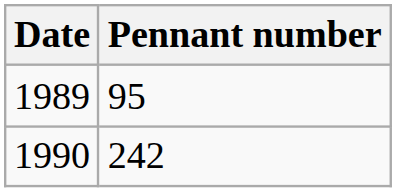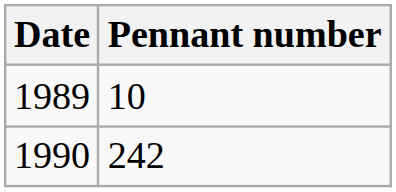(127, 95) 95 -> (127, 95) 10
